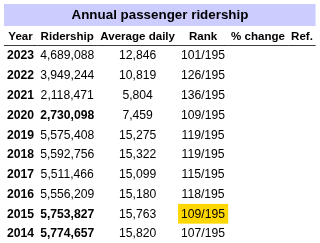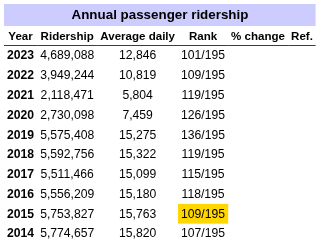(203, 75) 126/195 -> (203, 75) 109/195
(203, 95) 136/195 -> (203, 95) 119/195
(67, 115) bold -> (67, 115) normal
(203, 115) 109/195 -> (203, 115) 126/195
(203, 134) 119/195 -> (203, 134) 136/195
(67, 213) bold -> (67, 213) normal
(67, 233) bold -> (67, 233) normal
